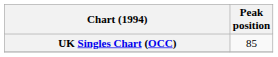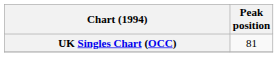(251, 43) 85 -> (251, 43) 81
